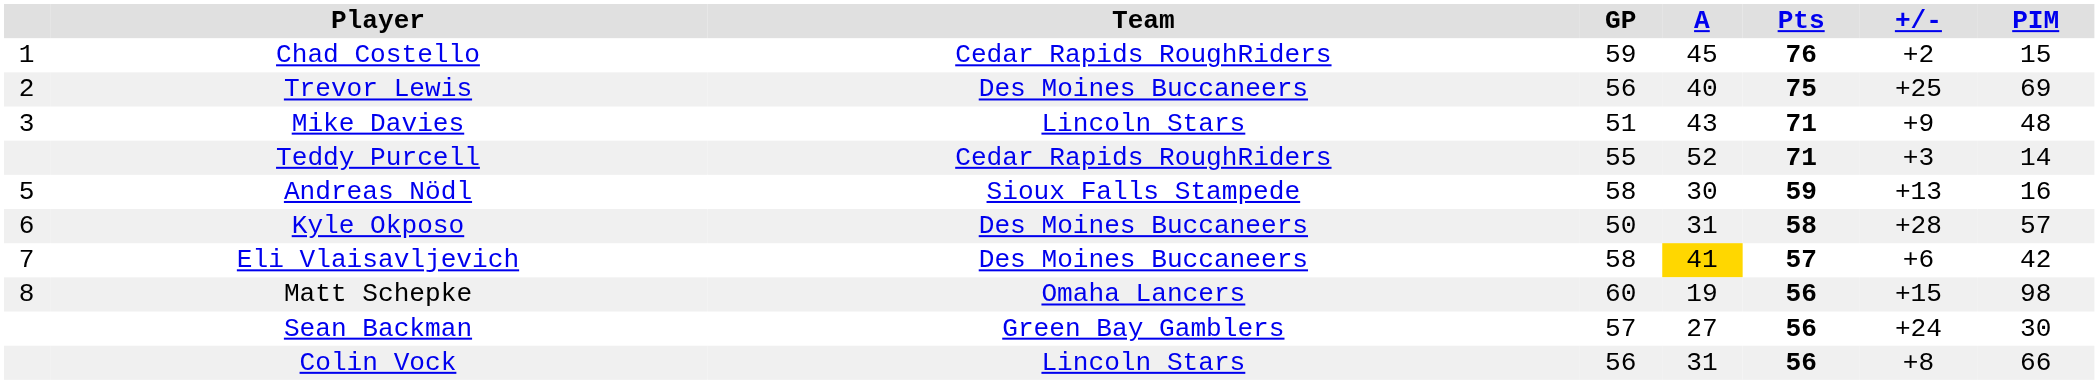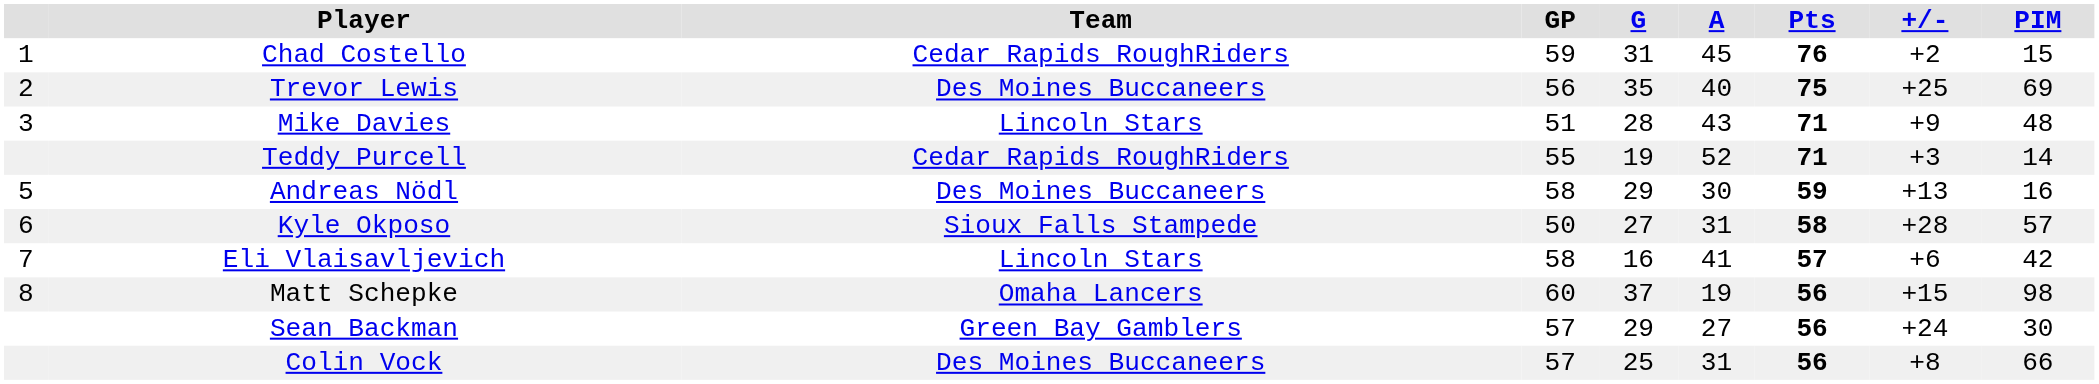+ column: (1638, 21)
(1143, 192) Sioux Falls Stampede -> (1101, 192) Des Moines Buccaneers
(1143, 226) Des Moines Buccaneers -> (1101, 226) Sioux Falls Stampede
(1143, 260) Des Moines Buccaneers -> (1101, 260) Lincoln Stars
(1702, 260) gold background -> (1717, 260) no background
(1143, 363) Lincoln Stars -> (1101, 363) Des Moines Buccaneers
(1621, 363) 56 -> (1560, 363) 57
